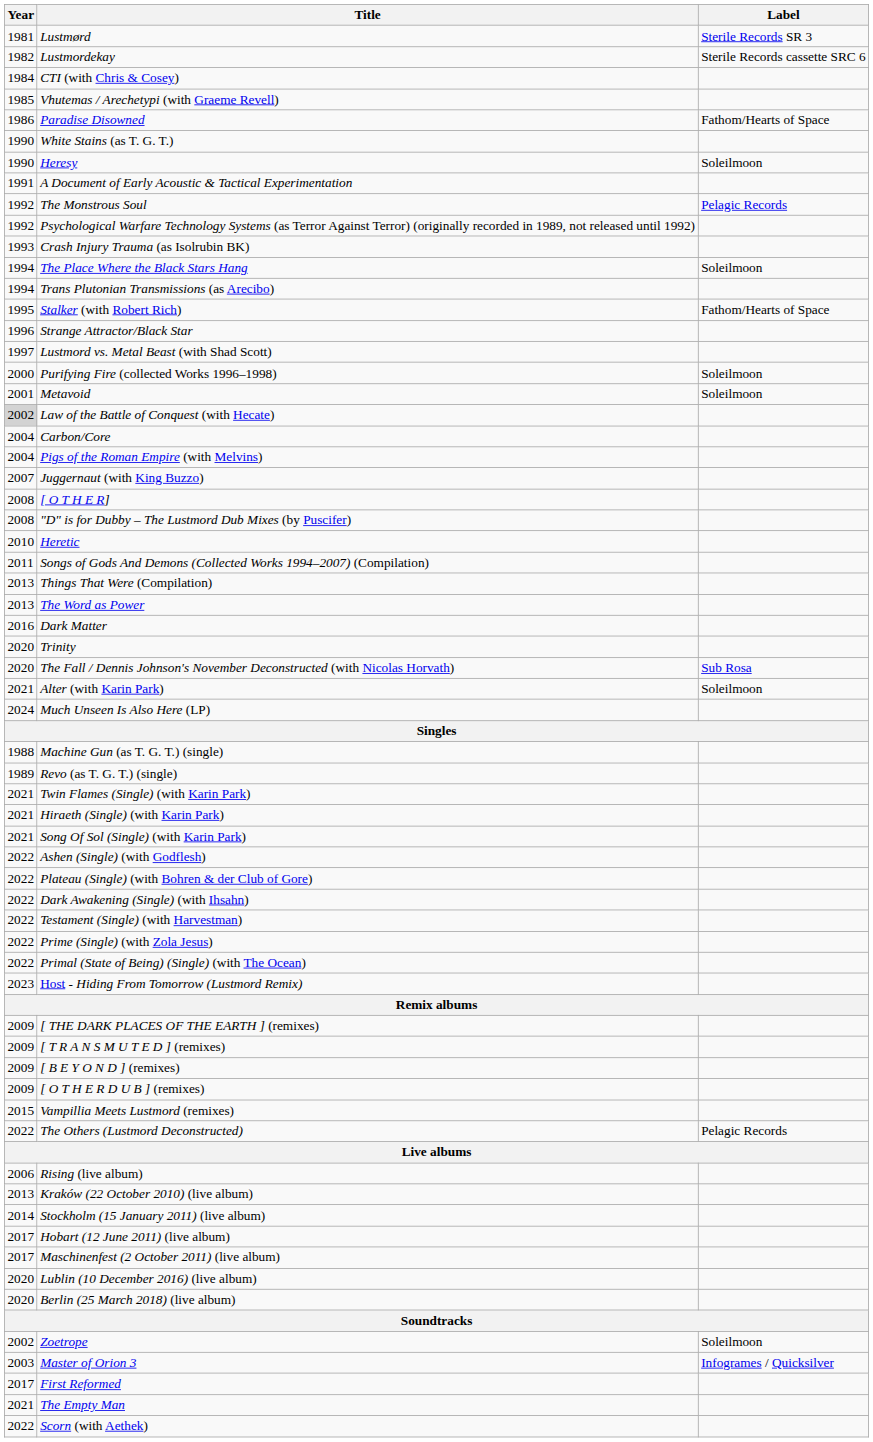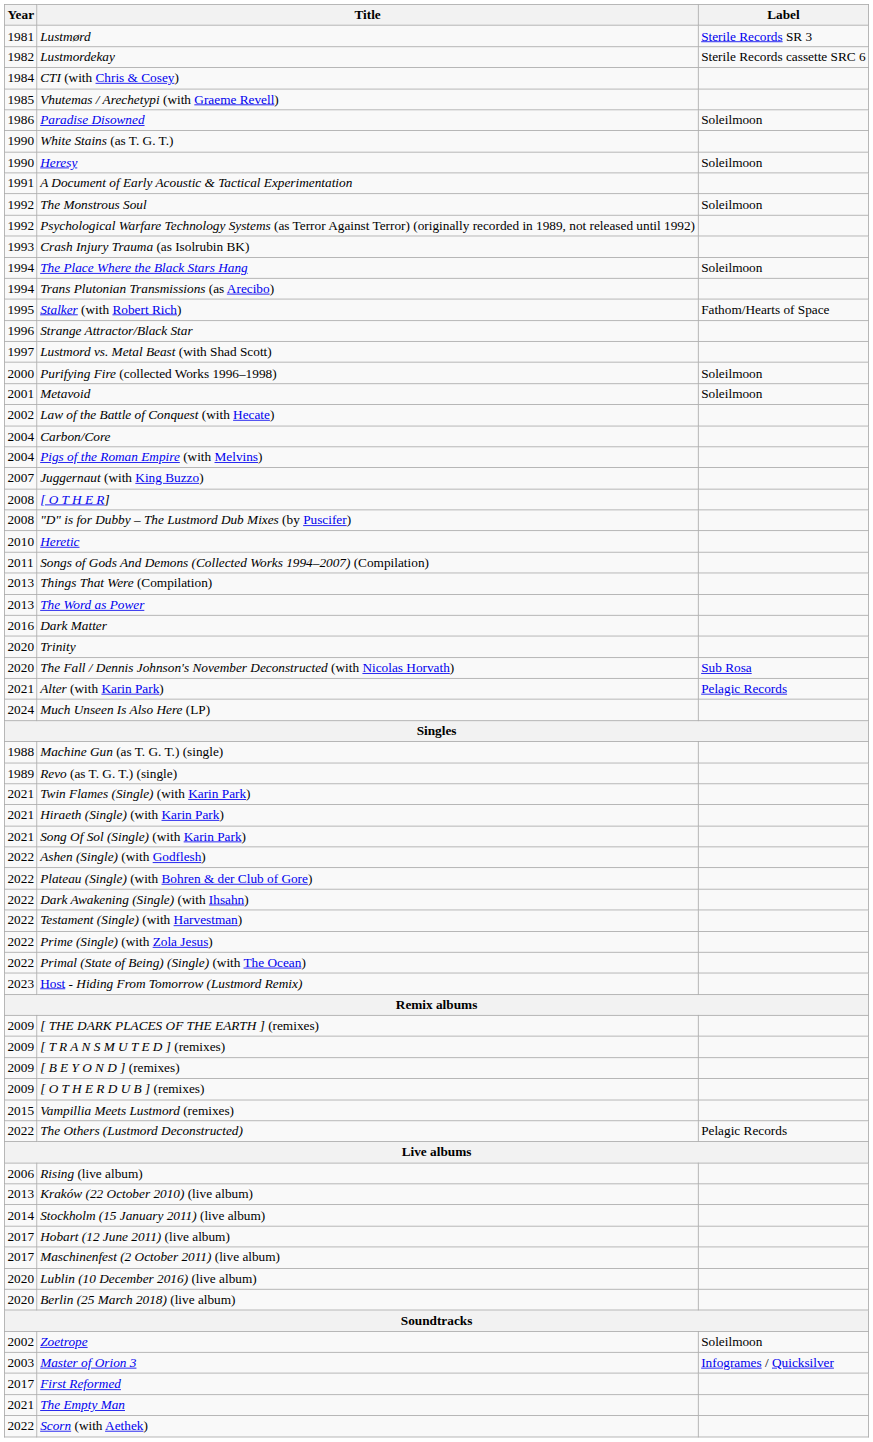(765, 120) Fathom/Hearts of Space -> (732, 120) Soleilmoon
(744, 204) Pelagic Records -> (732, 204) Soleilmoon
(21, 415) lightgrey background -> (21, 415) no background
(732, 688) Soleilmoon -> (744, 688) Pelagic Records
